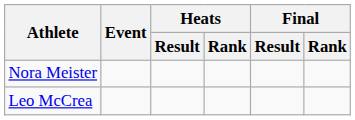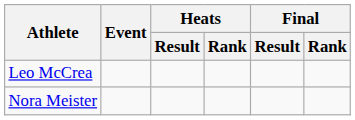rows swapped: (50, 101) <-> (53, 73)
